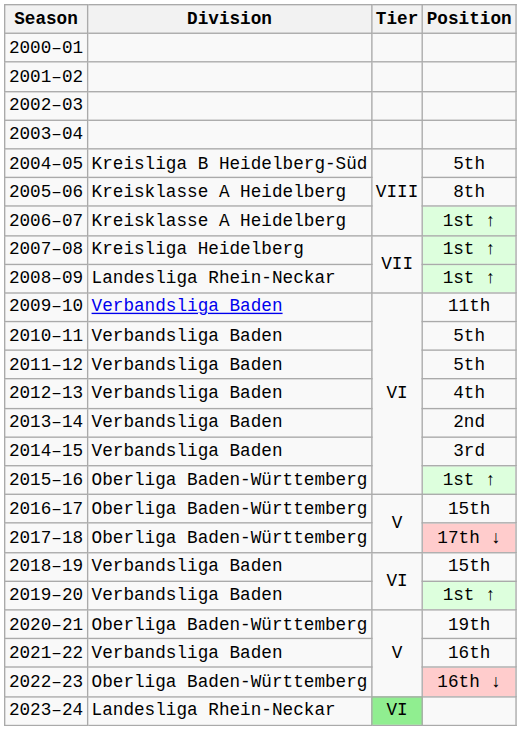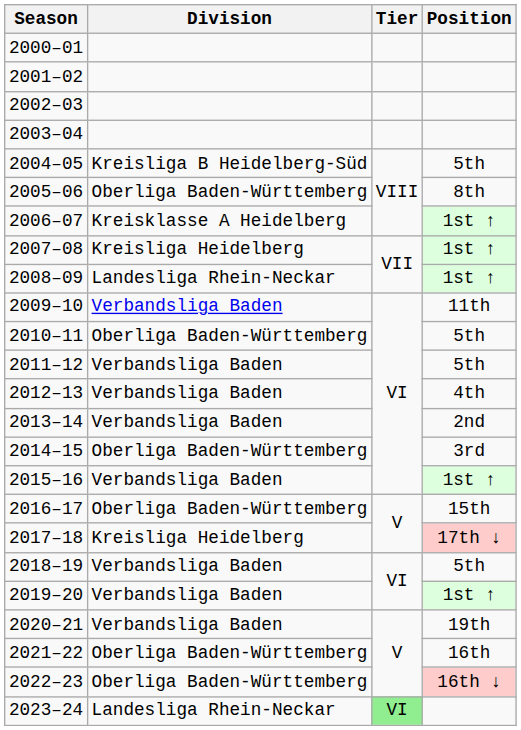(219, 192) Kreisklasse A Heidelberg -> (230, 192) Oberliga Baden-Württemberg
(187, 336) Verbandsliga Baden -> (230, 336) Oberliga Baden-Württemberg
(187, 451) Verbandsliga Baden -> (230, 451) Oberliga Baden-Württemberg
(230, 480) Oberliga Baden-Württemberg -> (187, 480) Verbandsliga Baden
(230, 538) Oberliga Baden-Württemberg -> (198, 538) Kreisliga Heidelberg
(469, 567) 15th -> (469, 567) 5th
(230, 624) Oberliga Baden-Württemberg -> (187, 624) Verbandsliga Baden
(187, 653) Verbandsliga Baden -> (230, 653) Oberliga Baden-Württemberg
